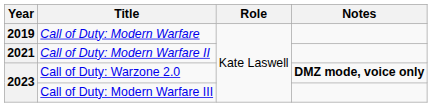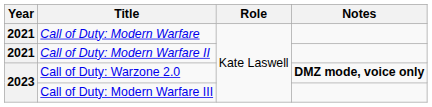(21, 33) 2019 -> (21, 33) 2021
